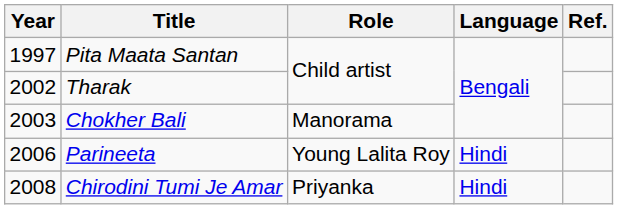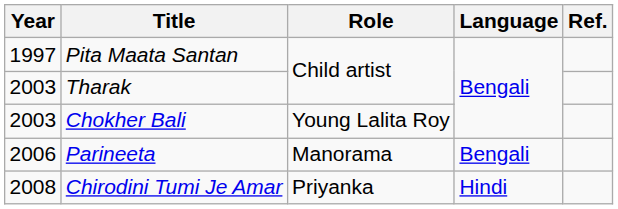(33, 87) 2002 -> (33, 87) 2003
(342, 120) Manorama -> (371, 120) Young Lalita Roy
(371, 154) Young Lalita Roy -> (342, 154) Manorama
(483, 154) Hindi -> (494, 154) Bengali
